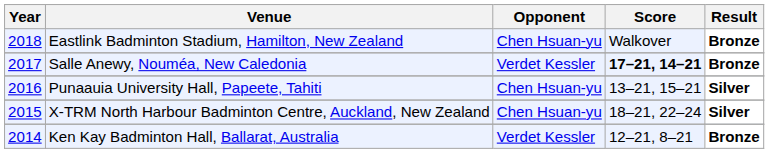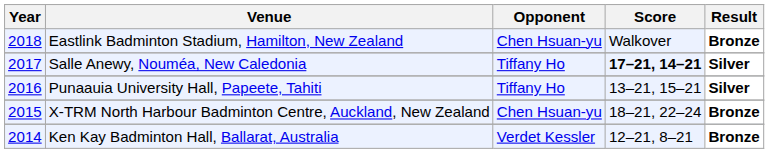(546, 65) Verdet Kessler -> (531, 65) Tiffany Ho
(734, 65) Bronze -> (729, 65) Silver
(549, 89) Chen Hsuan-yu -> (531, 89) Tiffany Ho
(729, 112) Silver -> (734, 112) Bronze
